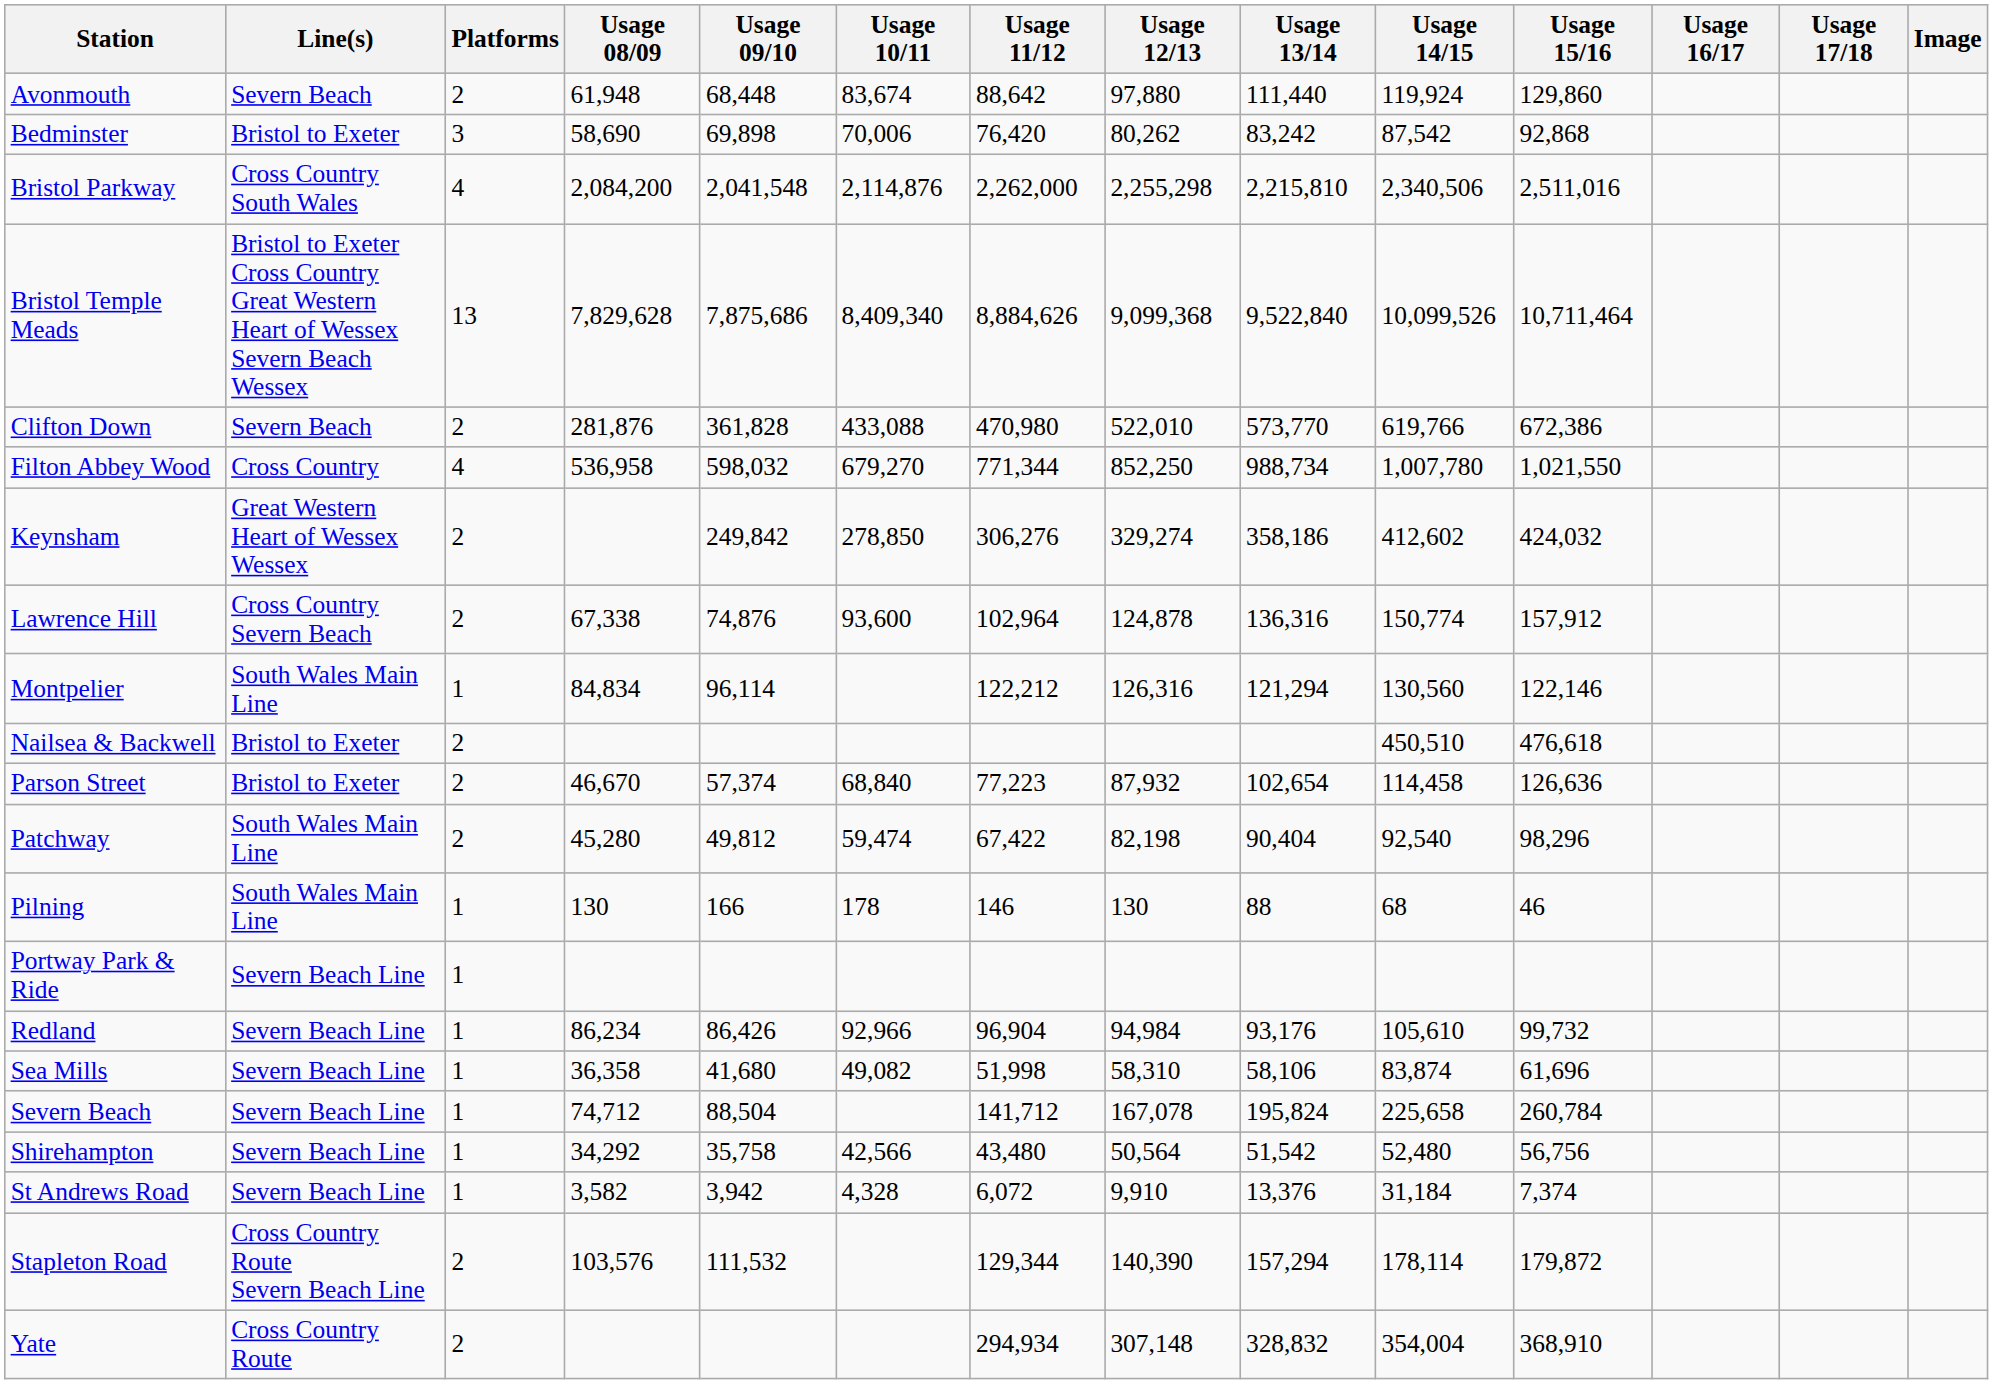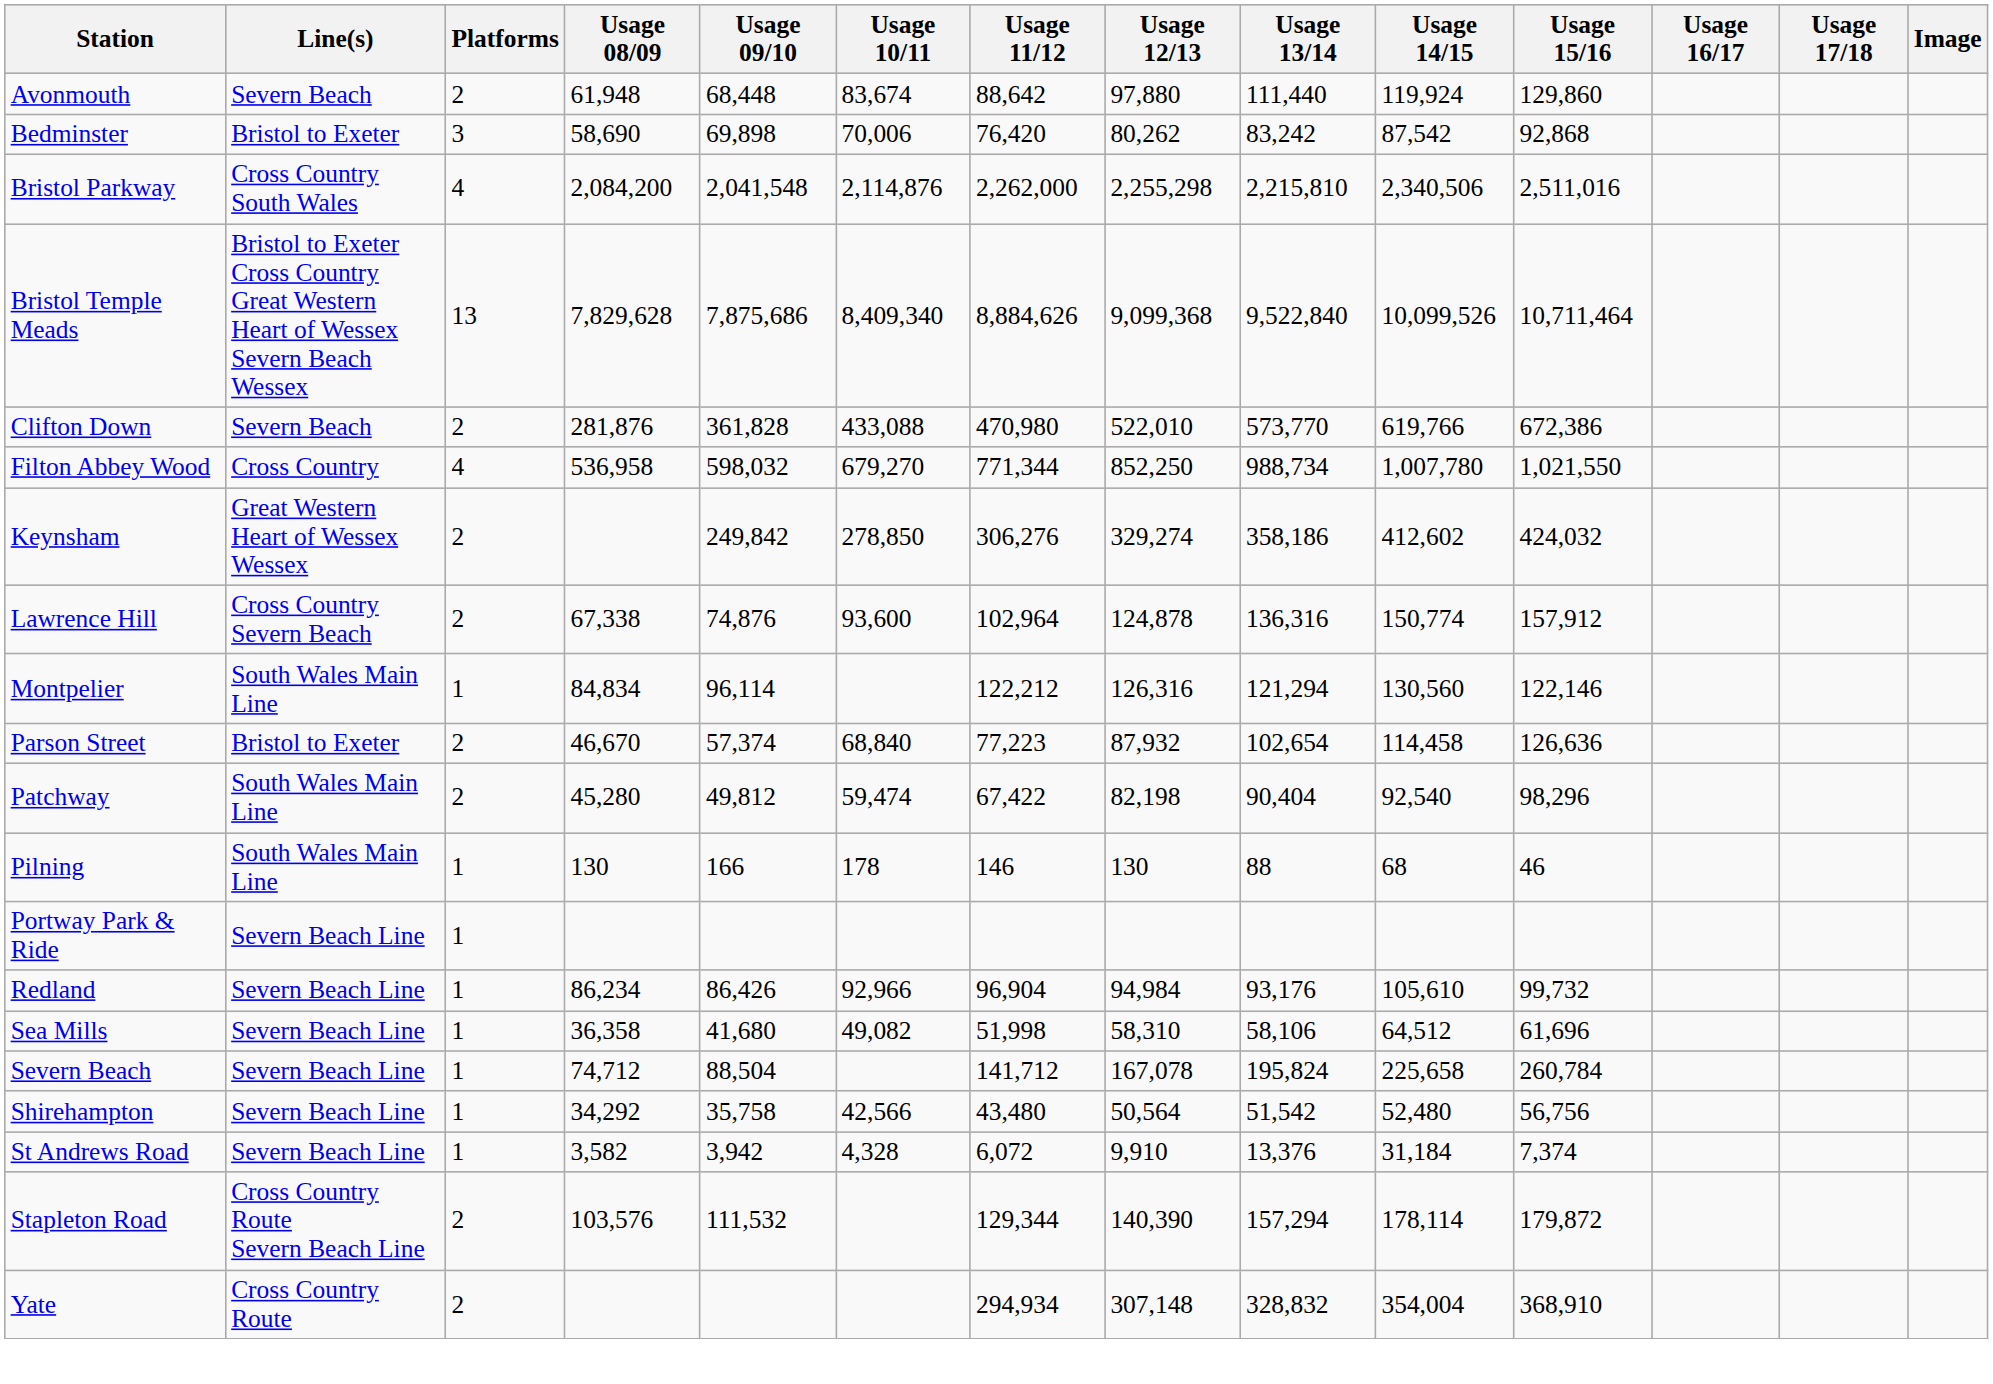- row: (113, 742)
(1416, 1070) 83,874 -> (1416, 1030) 64,512
